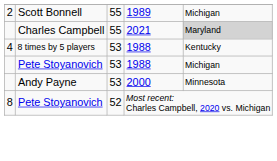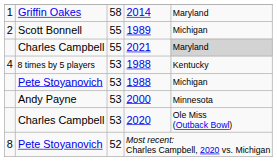+ row: (10, 13)
+ row: (10, 120)
